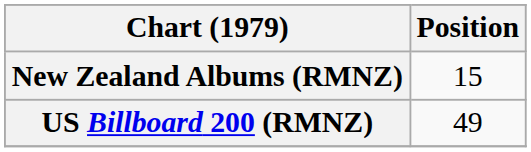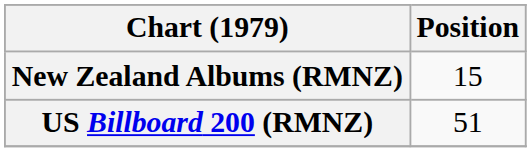(468, 122) 49 -> (468, 122) 51
